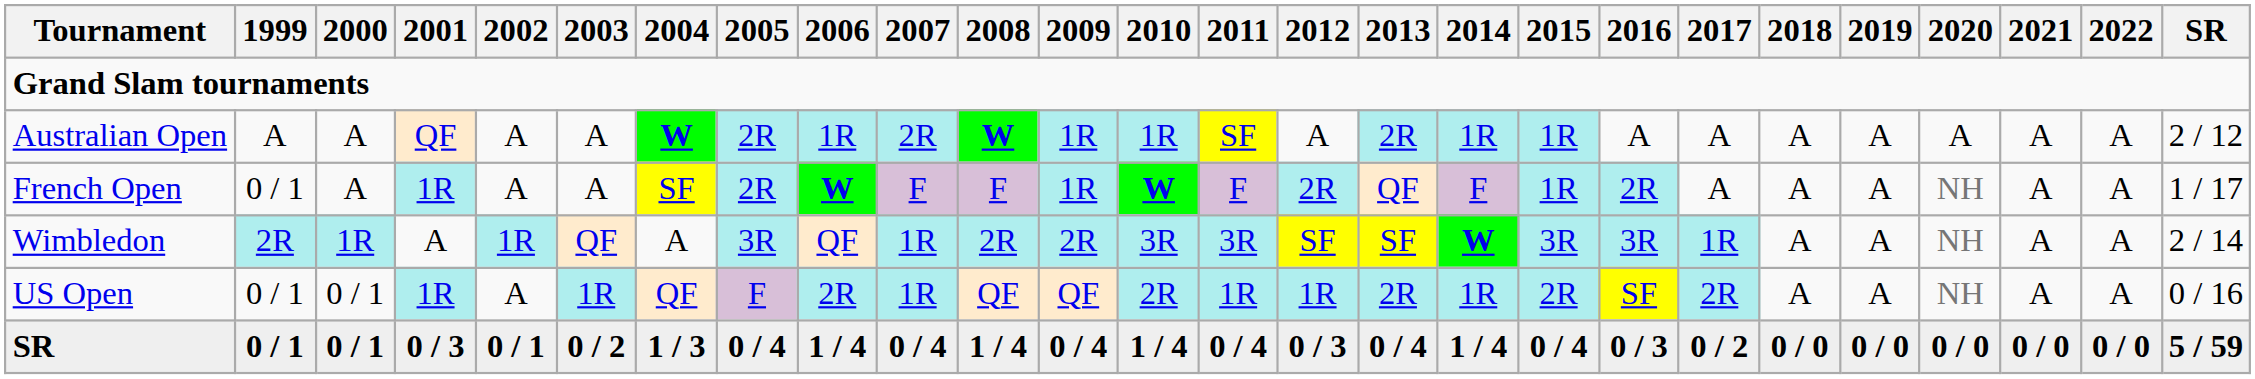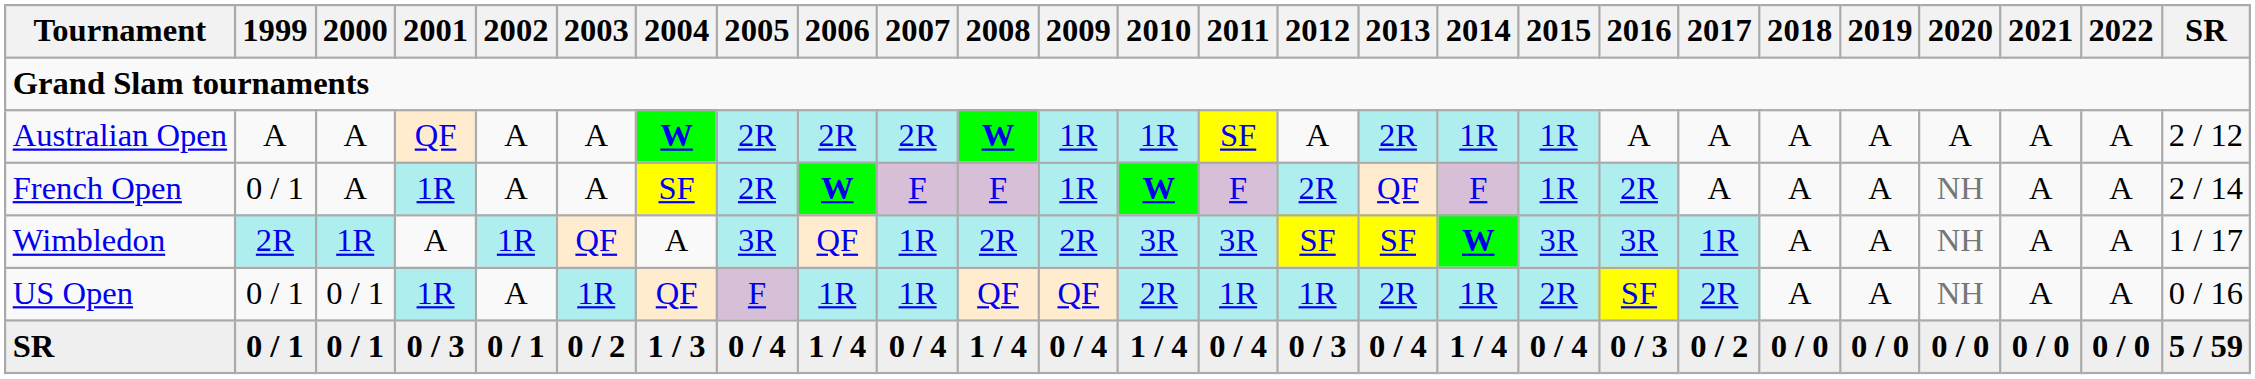(837, 135) 1R -> (837, 135) 2R
(2206, 187) 1 / 17 -> (2206, 187) 2 / 14
(2206, 240) 2 / 14 -> (2206, 240) 1 / 17
(837, 292) 2R -> (837, 292) 1R
